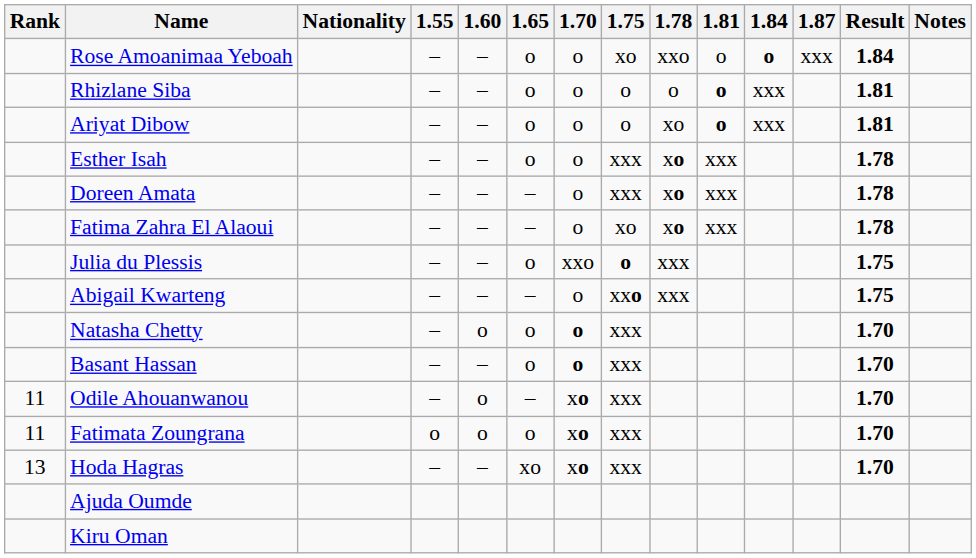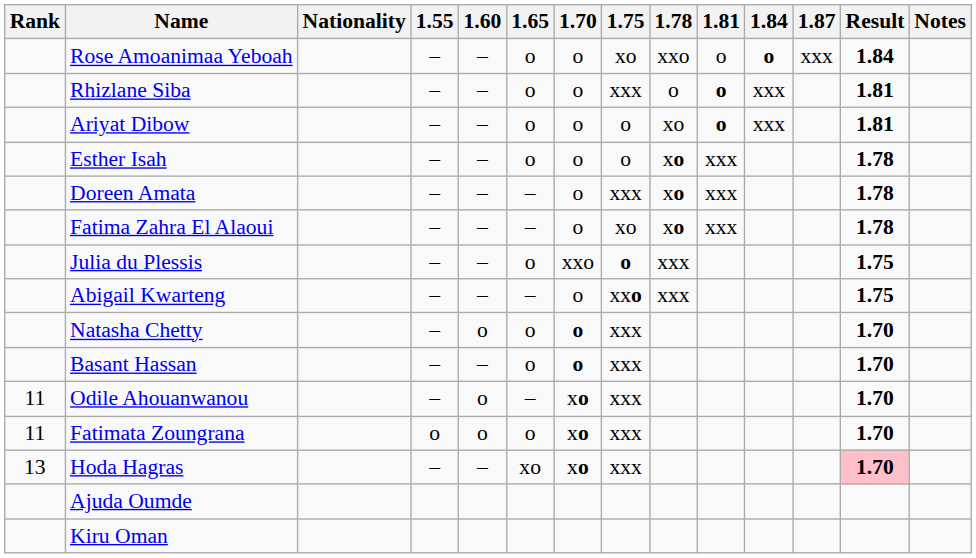(626, 90) o -> (626, 90) xxx
(626, 158) xxx -> (626, 158) o
(875, 466) no background -> (875, 466) pink background
